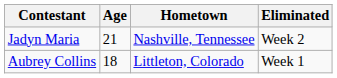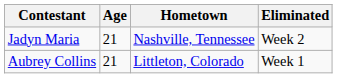(110, 61) 18 -> (110, 61) 21
